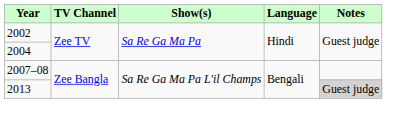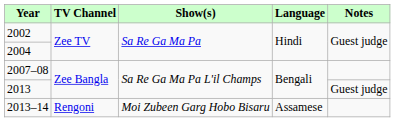(351, 88) lightgrey background -> (359, 88) no background
+ row: (28, 107)
